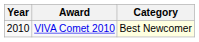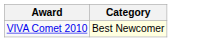- column: (18, 12)
